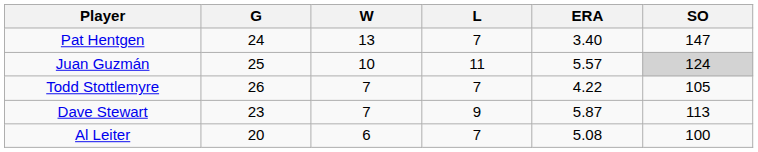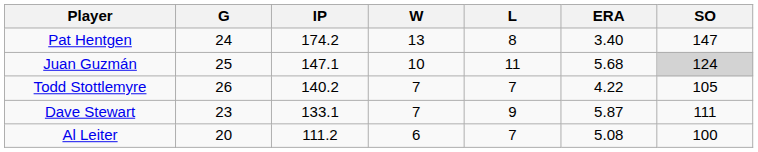+ column: (320, 16)
(477, 40) 7 -> (512, 40) 8
(587, 64) 5.57 -> (609, 64) 5.68
(698, 111) 113 -> (705, 111) 111
